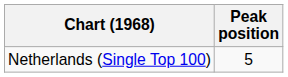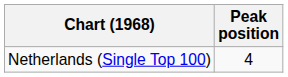(249, 59) 5 -> (249, 59) 4
